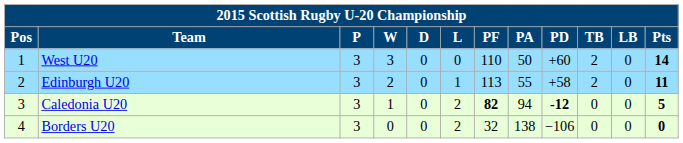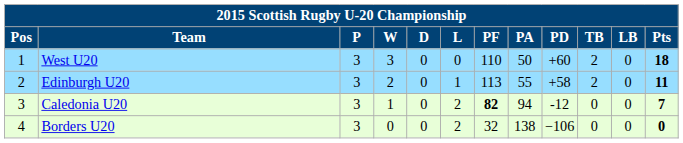(662, 60) 14 -> (662, 60) 18
(560, 104) bold -> (560, 104) normal
(662, 104) 5 -> (662, 104) 7
